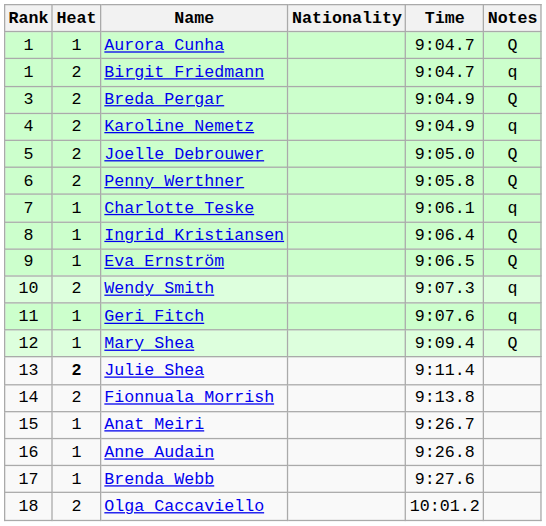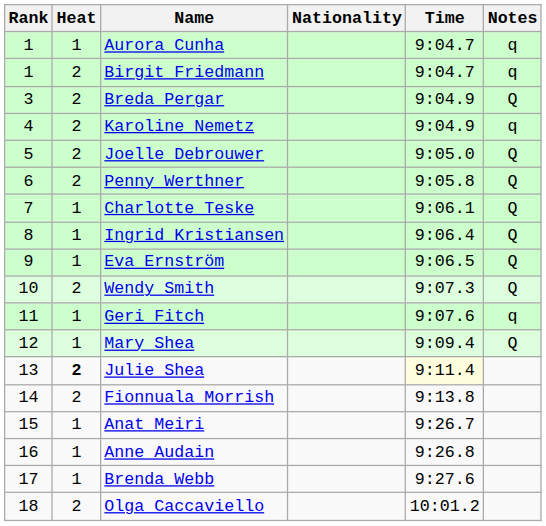(513, 45) Q -> (513, 45) q
(513, 208) q -> (513, 208) Q
(513, 289) q -> (513, 289) Q
(445, 371) no background -> (445, 371) lightyellow background
